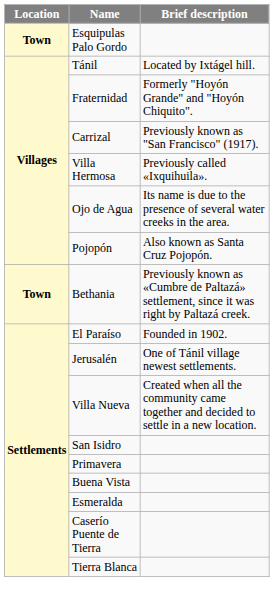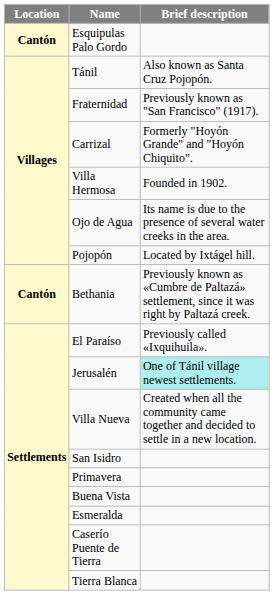(37, 39) Town -> (37, 39) Cantón
(199, 65) Located by Ixtágel hill. -> (193, 72) Also known as Santa Cruz Pojopón.
(194, 98) Formerly "Hoyón Grande" and "Hoyón Chiquito". -> (201, 104) Previously known as "San Francisco" (1917).
(201, 137) Previously known as "San Francisco" (1917). -> (194, 144) Formerly "Hoyón Grande" and "Hoyón Chiquito".
(184, 169) Previously called «Ixquihuila». -> (185, 183) Founded in 1902.
(193, 248) Also known as Santa Cruz Pojopón. -> (199, 255) Located by Ixtágel hill.
(37, 294) Town -> (37, 294) Cantón
(185, 333) Founded in 1902. -> (184, 340) Previously called «Ixquihuila».
(191, 359) no background -> (191, 373) paleturquoise background
